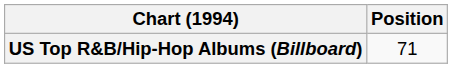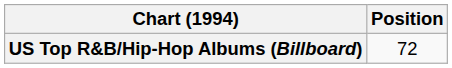(407, 48) 71 -> (407, 48) 72
